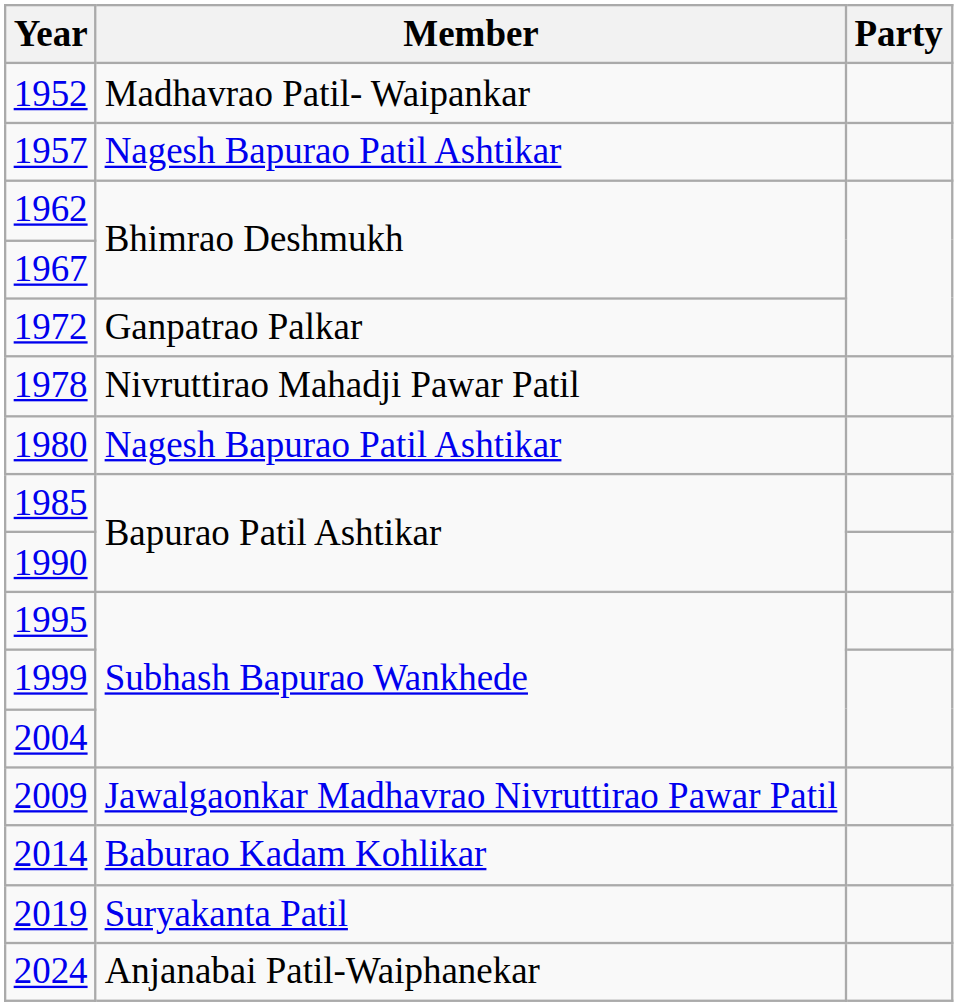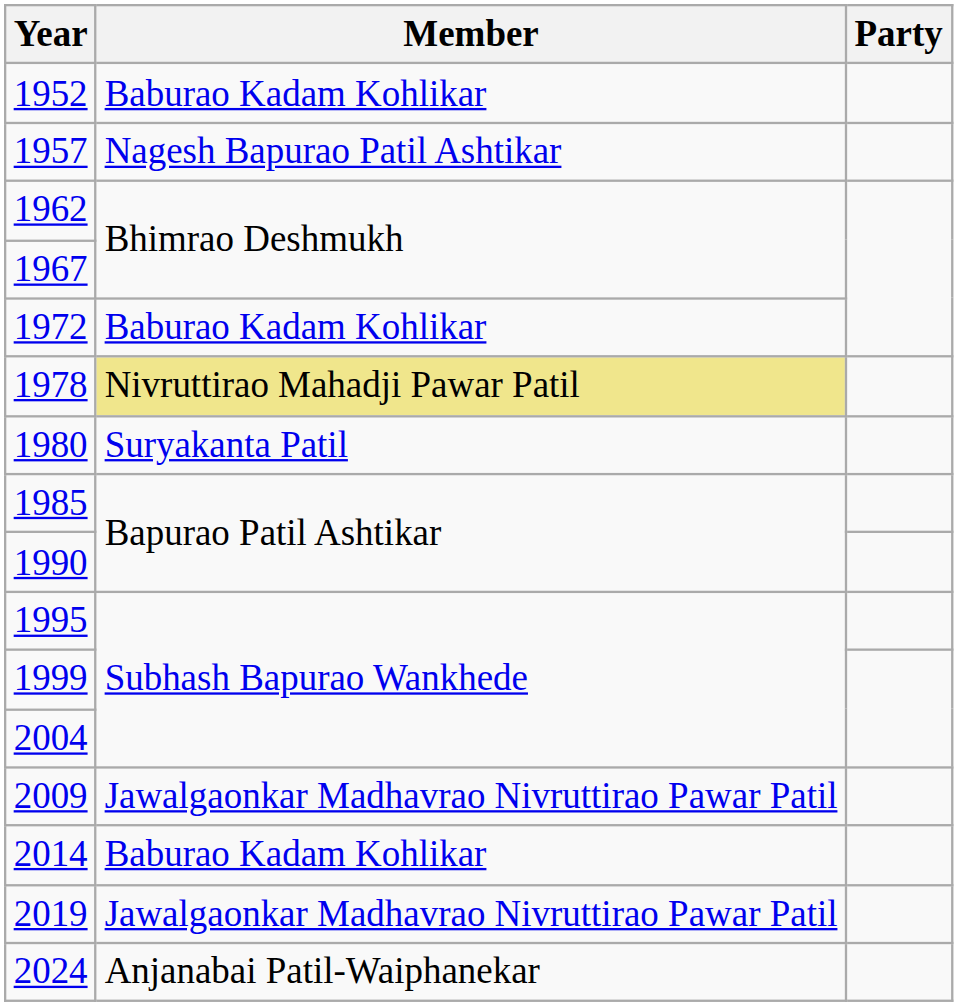(317, 92) Madhavrao Patil- Waipankar -> (296, 92) Baburao Kadam Kohlikar
(233, 326) Ganpatrao Palkar -> (296, 326) Baburao Kadam Kohlikar
(342, 385) no background -> (342, 385) khaki background
(333, 444) Nagesh Bapurao Patil Ashtikar -> (226, 444) Suryakanta Patil
(226, 913) Suryakanta Patil -> (471, 913) Jawalgaonkar Madhavrao Nivruttirao Pawar Patil
